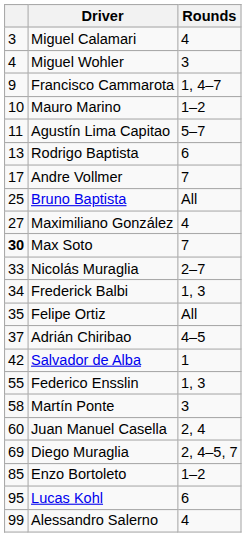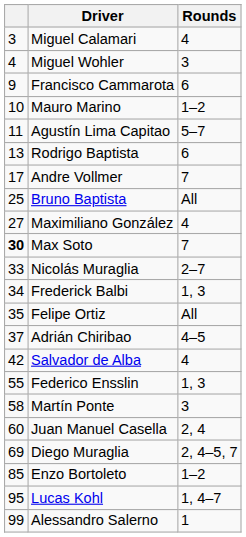(201, 84) 1, 4–7 -> (185, 84) 6
(185, 360) 1 -> (185, 360) 4
(185, 497) 6 -> (201, 497) 1, 4–7
(185, 520) 4 -> (185, 520) 1
